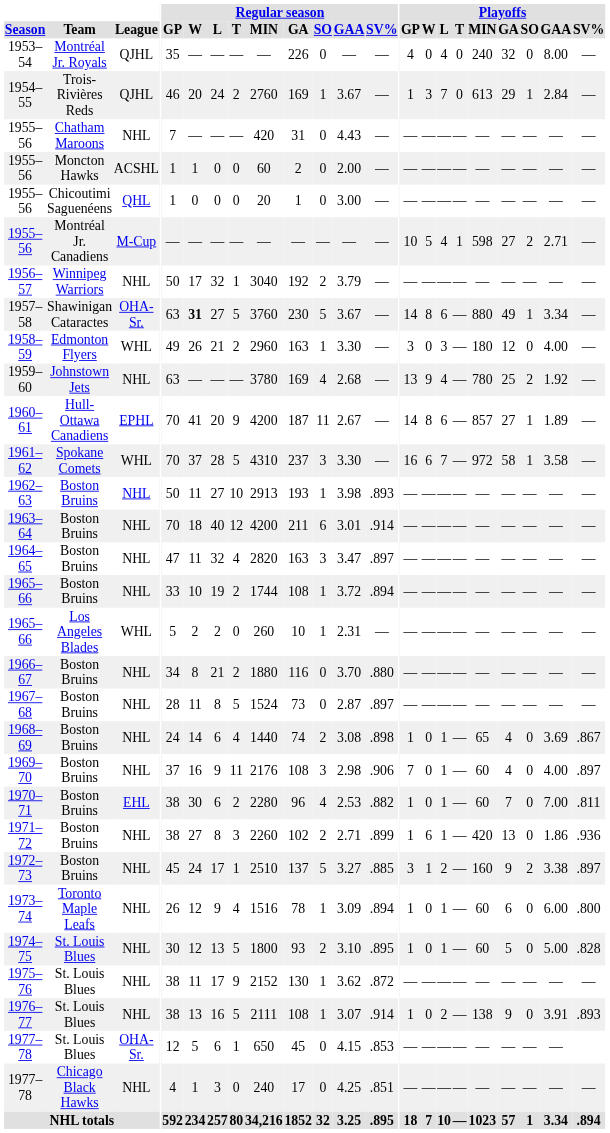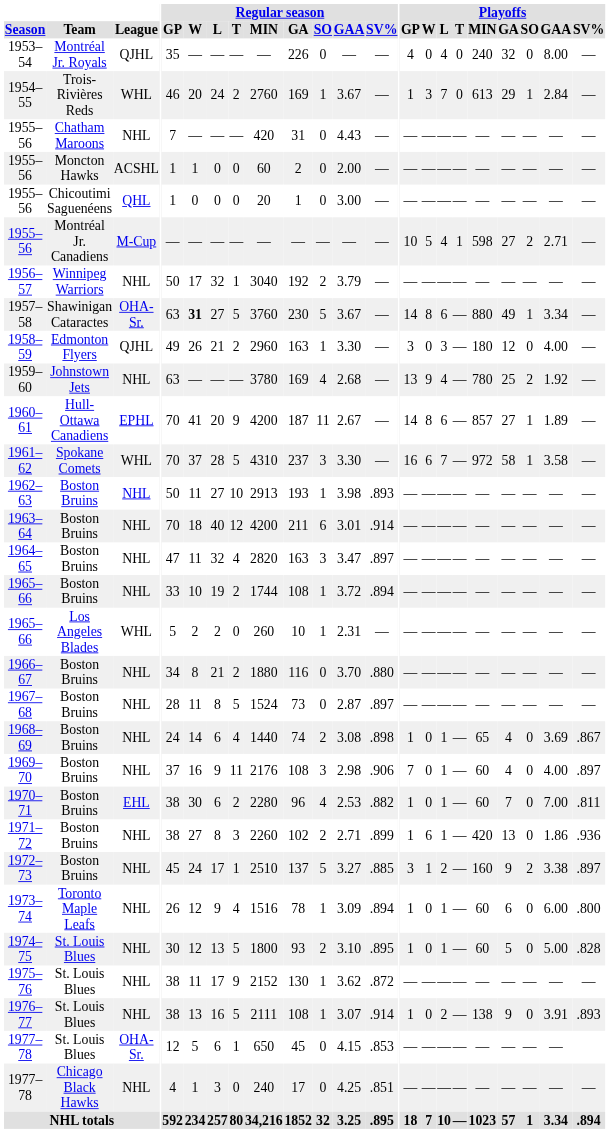(136, 95) QJHL -> (136, 95) WHL
(136, 347) WHL -> (136, 347) QJHL
